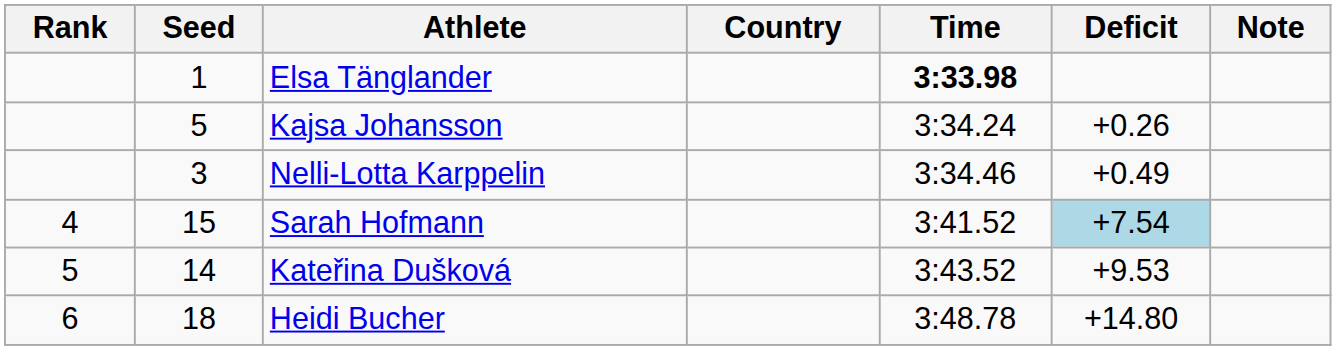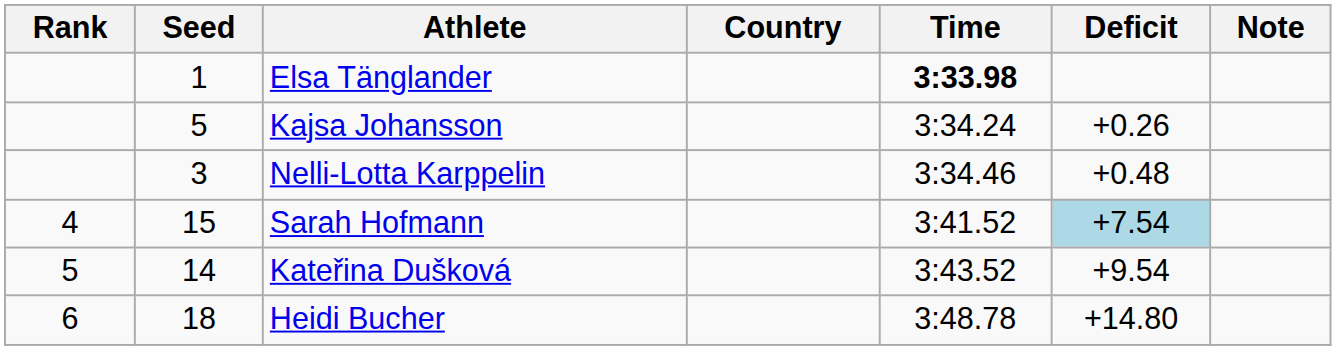(1131, 174) +0.49 -> (1131, 174) +0.48
(1131, 271) +9.53 -> (1131, 271) +9.54
